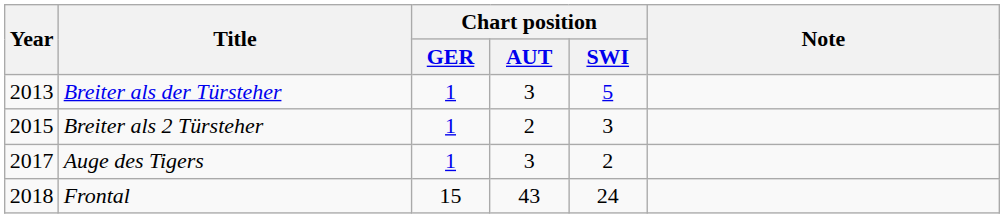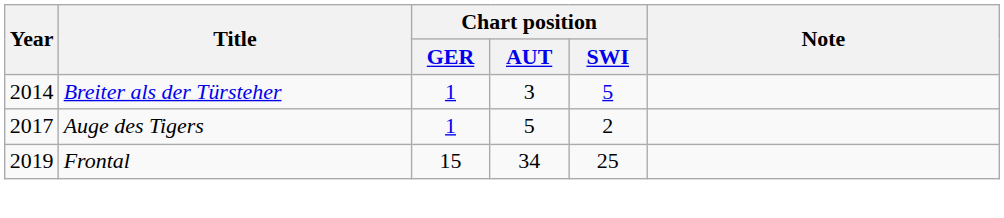(32, 91) 2013 -> (32, 91) 2014
- row: (163, 126)
(529, 160) 3 -> (529, 126) 5
(32, 195) 2018 -> (32, 160) 2019
(529, 195) 43 -> (529, 160) 34
(608, 195) 24 -> (608, 160) 25
